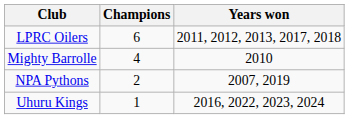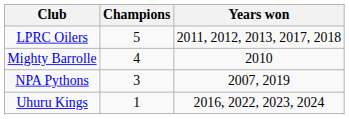(137, 37) 6 -> (137, 37) 5
(137, 80) 2 -> (137, 80) 3
